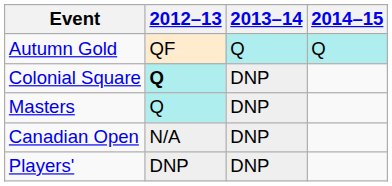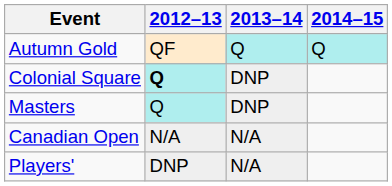(250, 136) DNP -> (246, 136) N/A
(250, 166) DNP -> (246, 166) N/A
